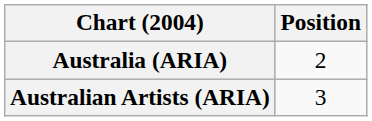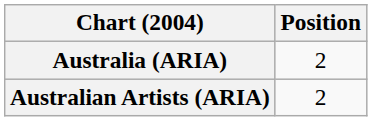(321, 97) 3 -> (321, 97) 2
